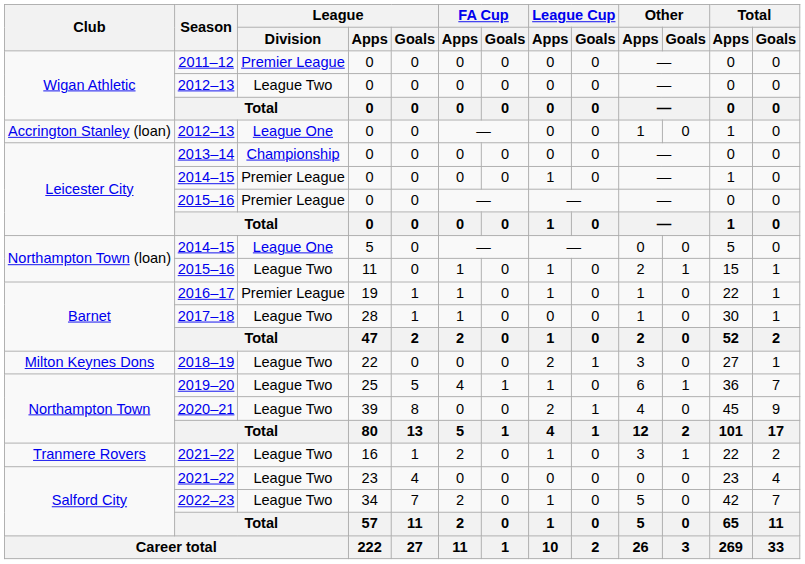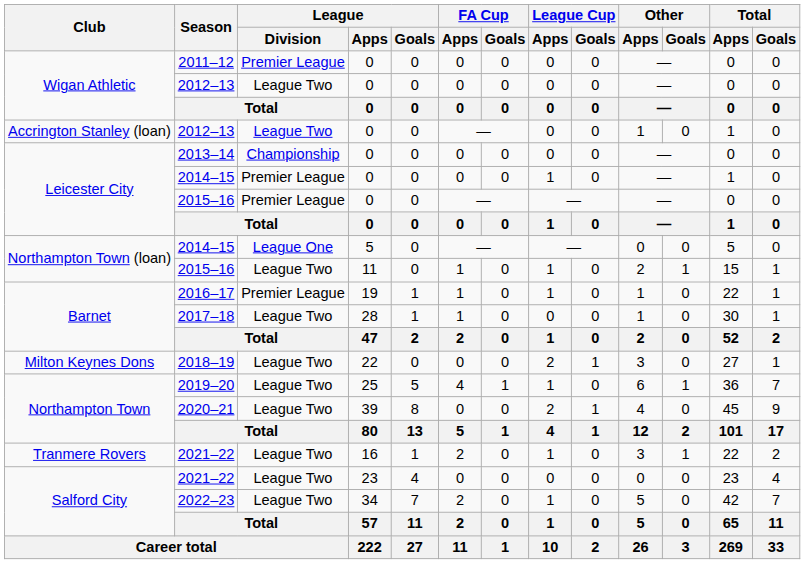(293, 131) League One -> (293, 131) League Two
